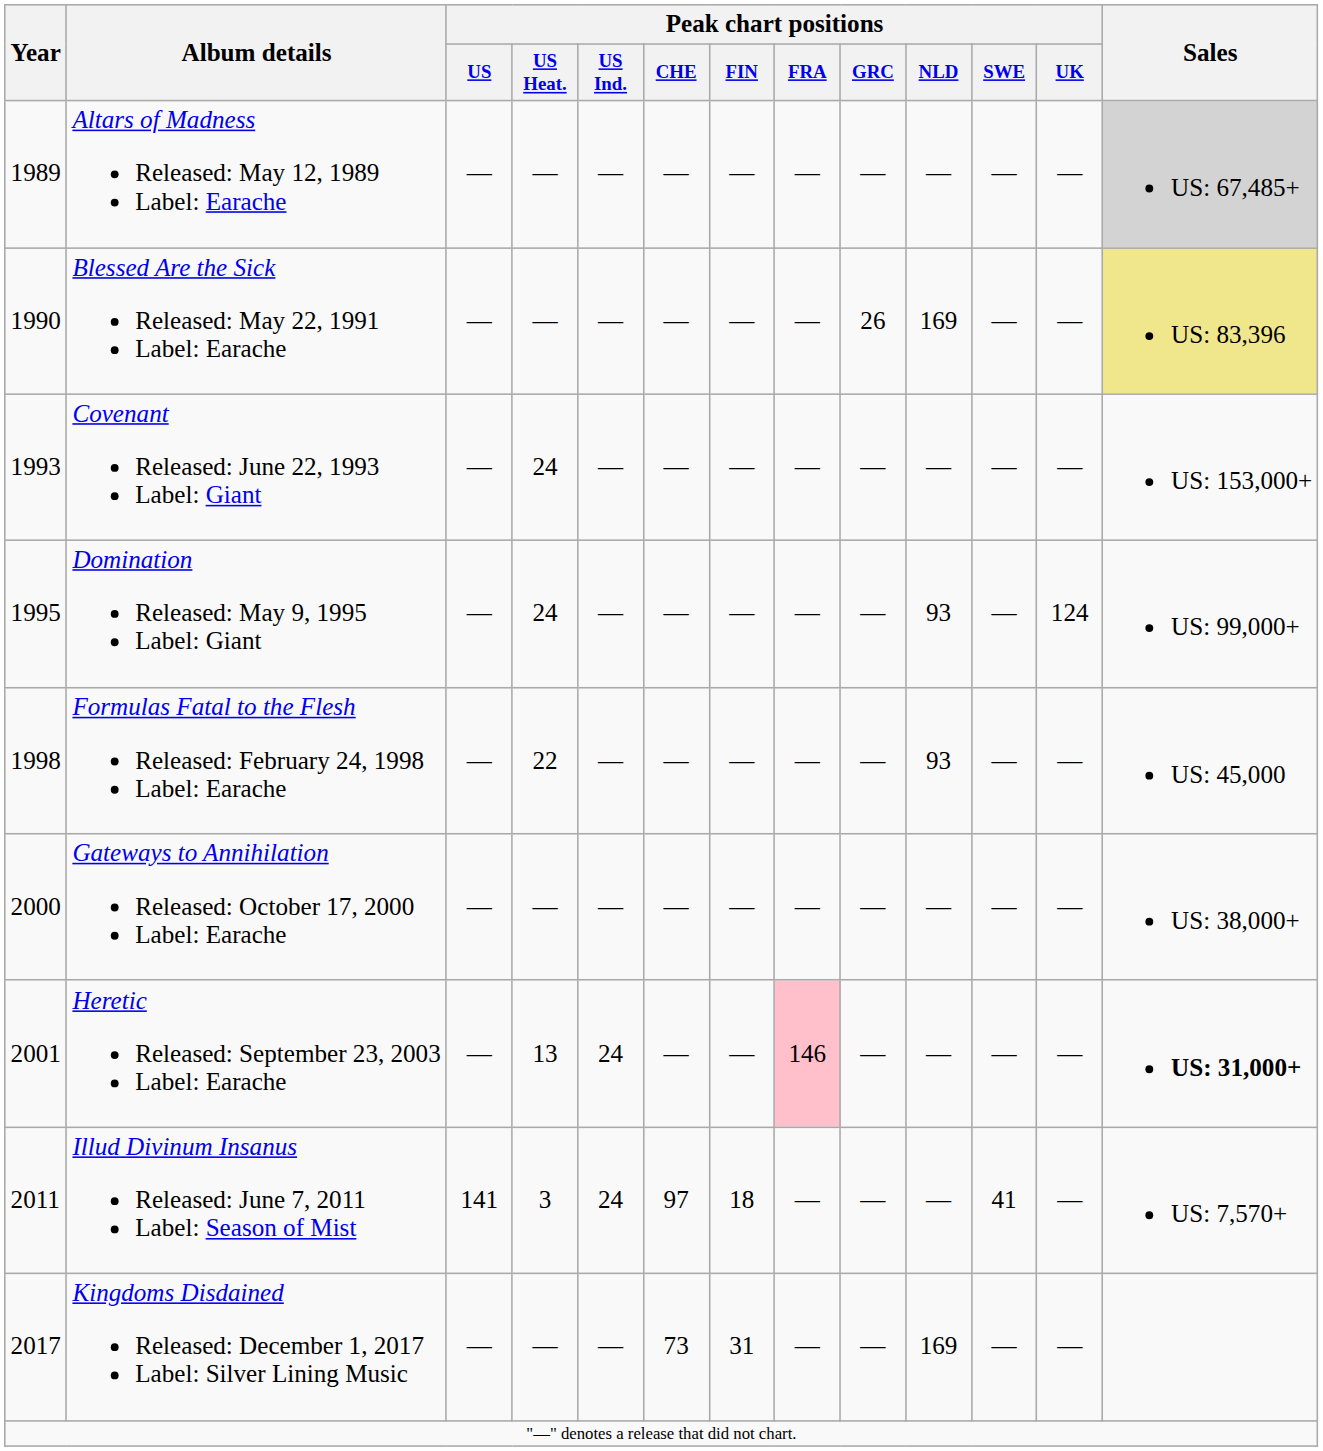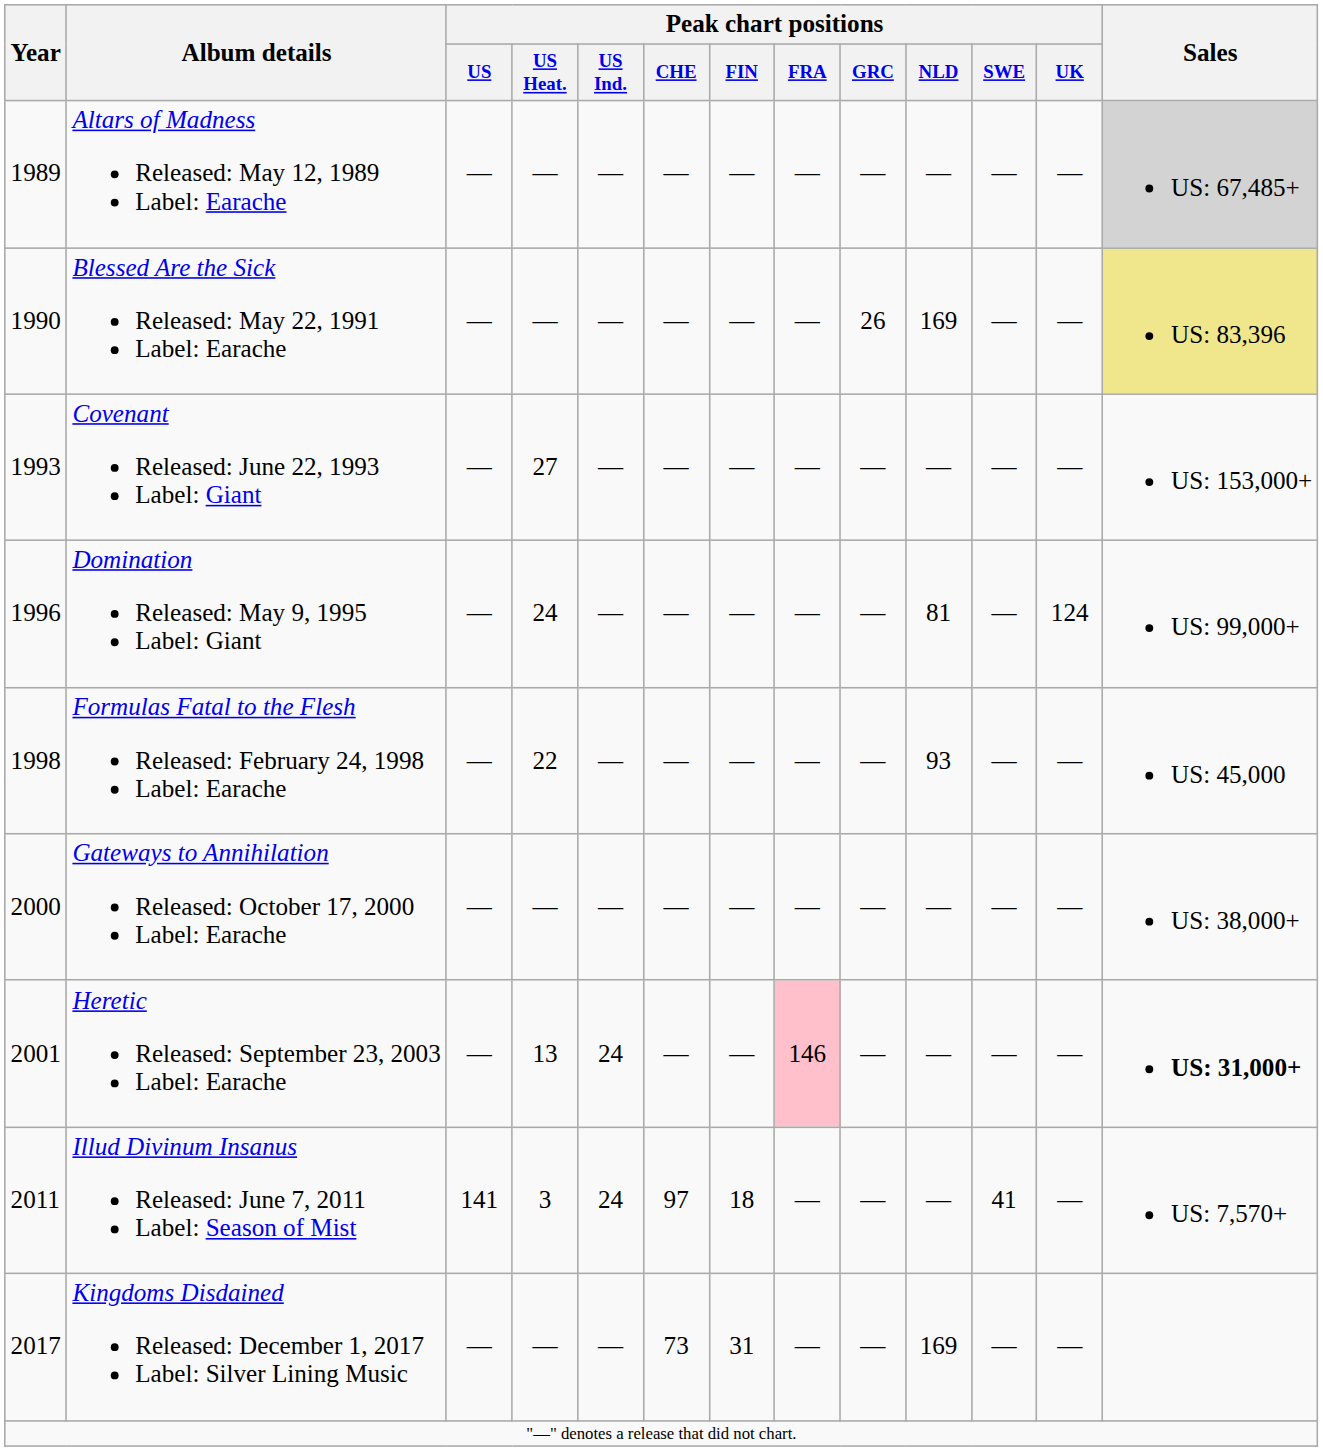(545, 467) 24 -> (545, 467) 27
(36, 613) 1995 -> (36, 613) 1996
(939, 613) 93 -> (939, 613) 81
